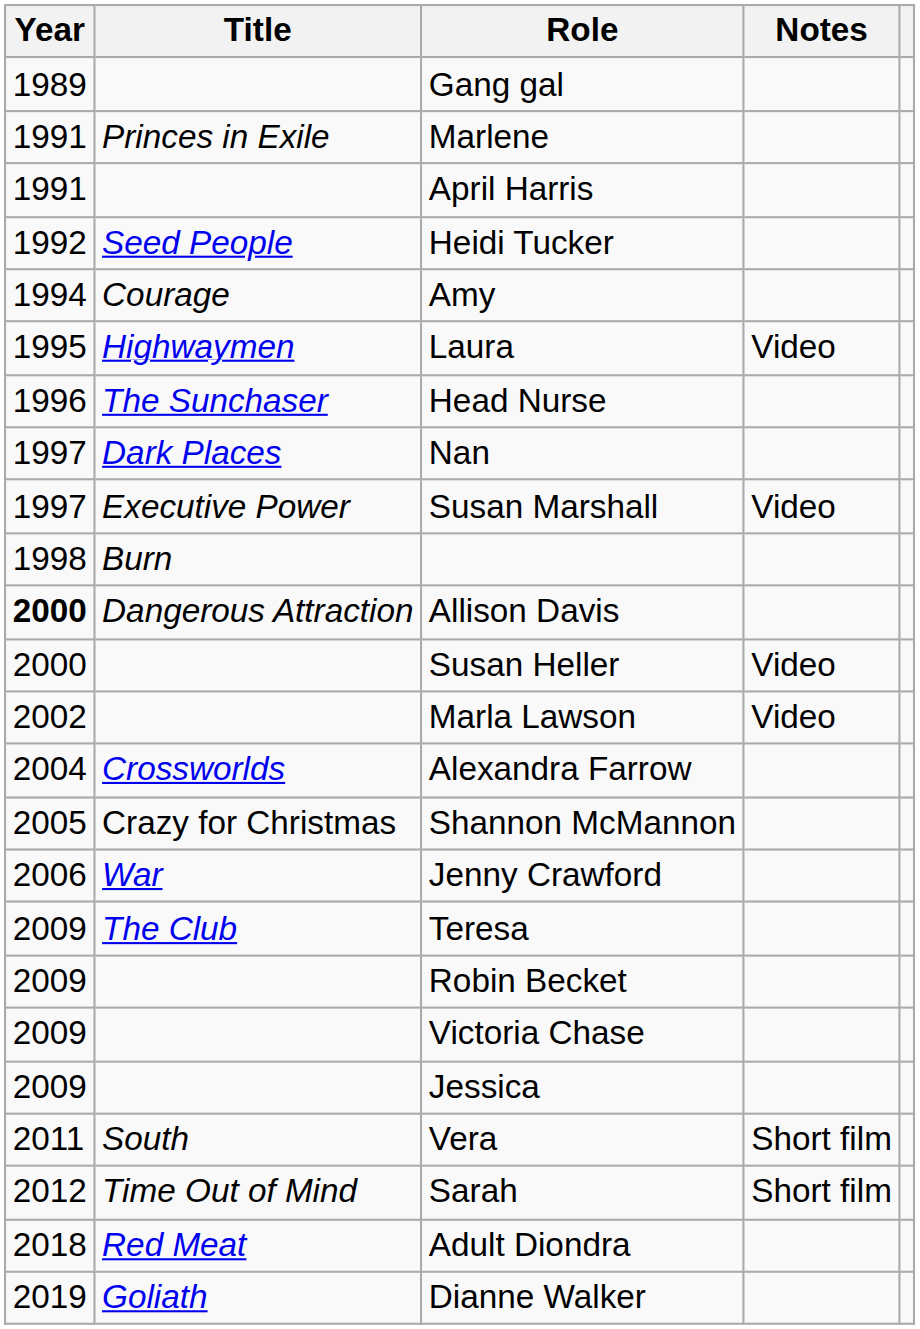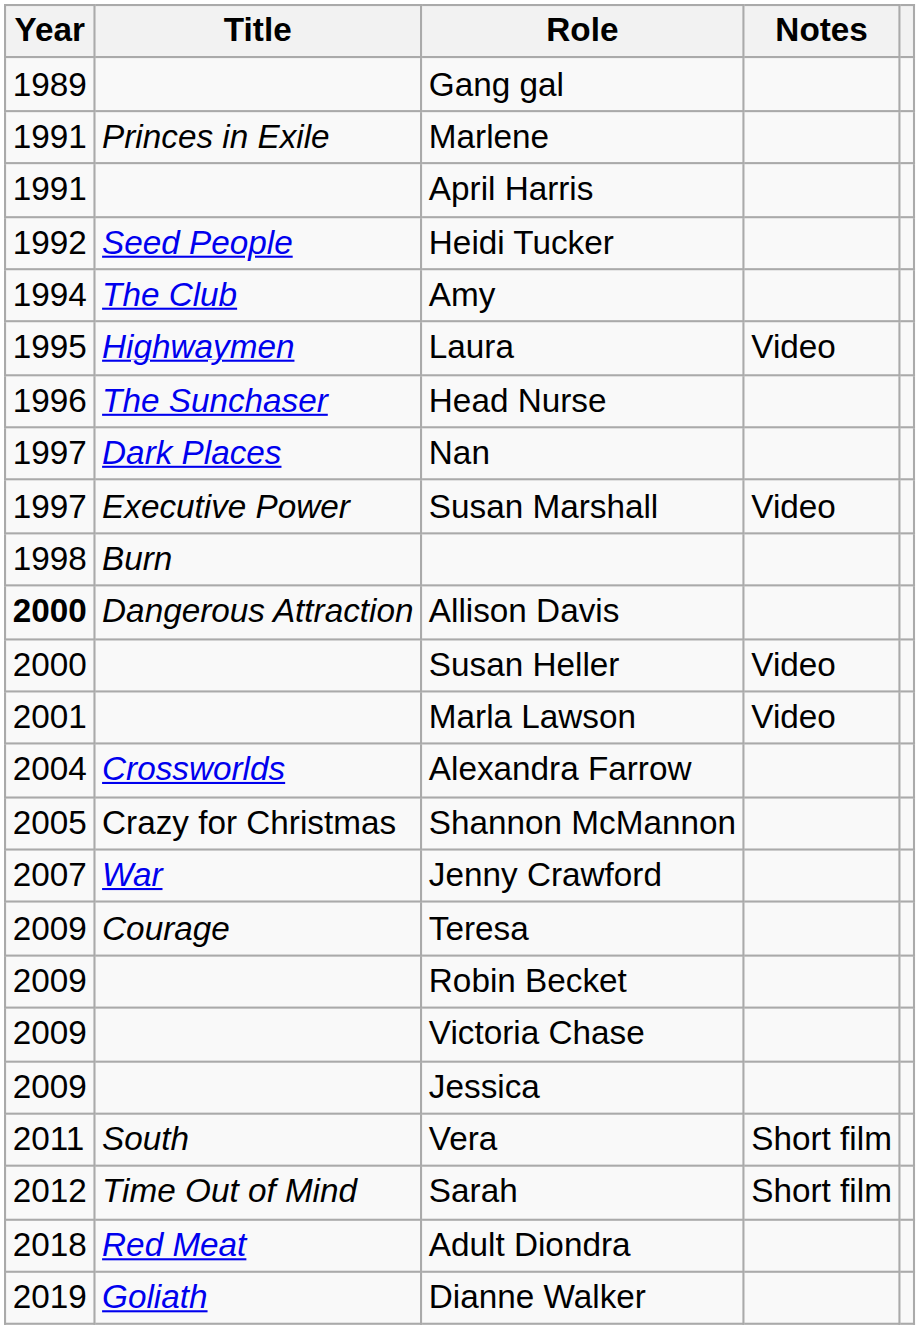(166, 294) Courage -> (170, 294) The Club
(50, 717) 2002 -> (50, 717) 2001
(50, 875) 2006 -> (50, 875) 2007
(170, 928) The Club -> (166, 928) Courage
